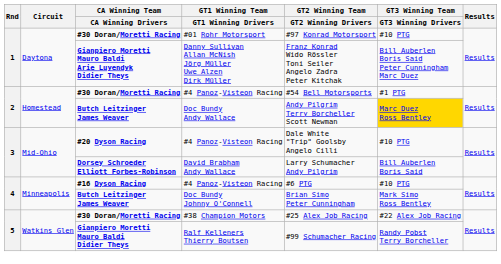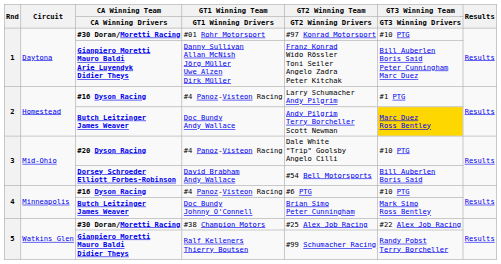(129, 92) #30 Doran/Moretti Racing -> (112, 96) #16 Dyson Racing
(329, 92) #54 Bell Motorsports -> (320, 96) Larry Schumacher Andy Pilgrim
(320, 167) Larry Schumacher Andy Pilgrim -> (329, 175) #54 Bell Motorsports
